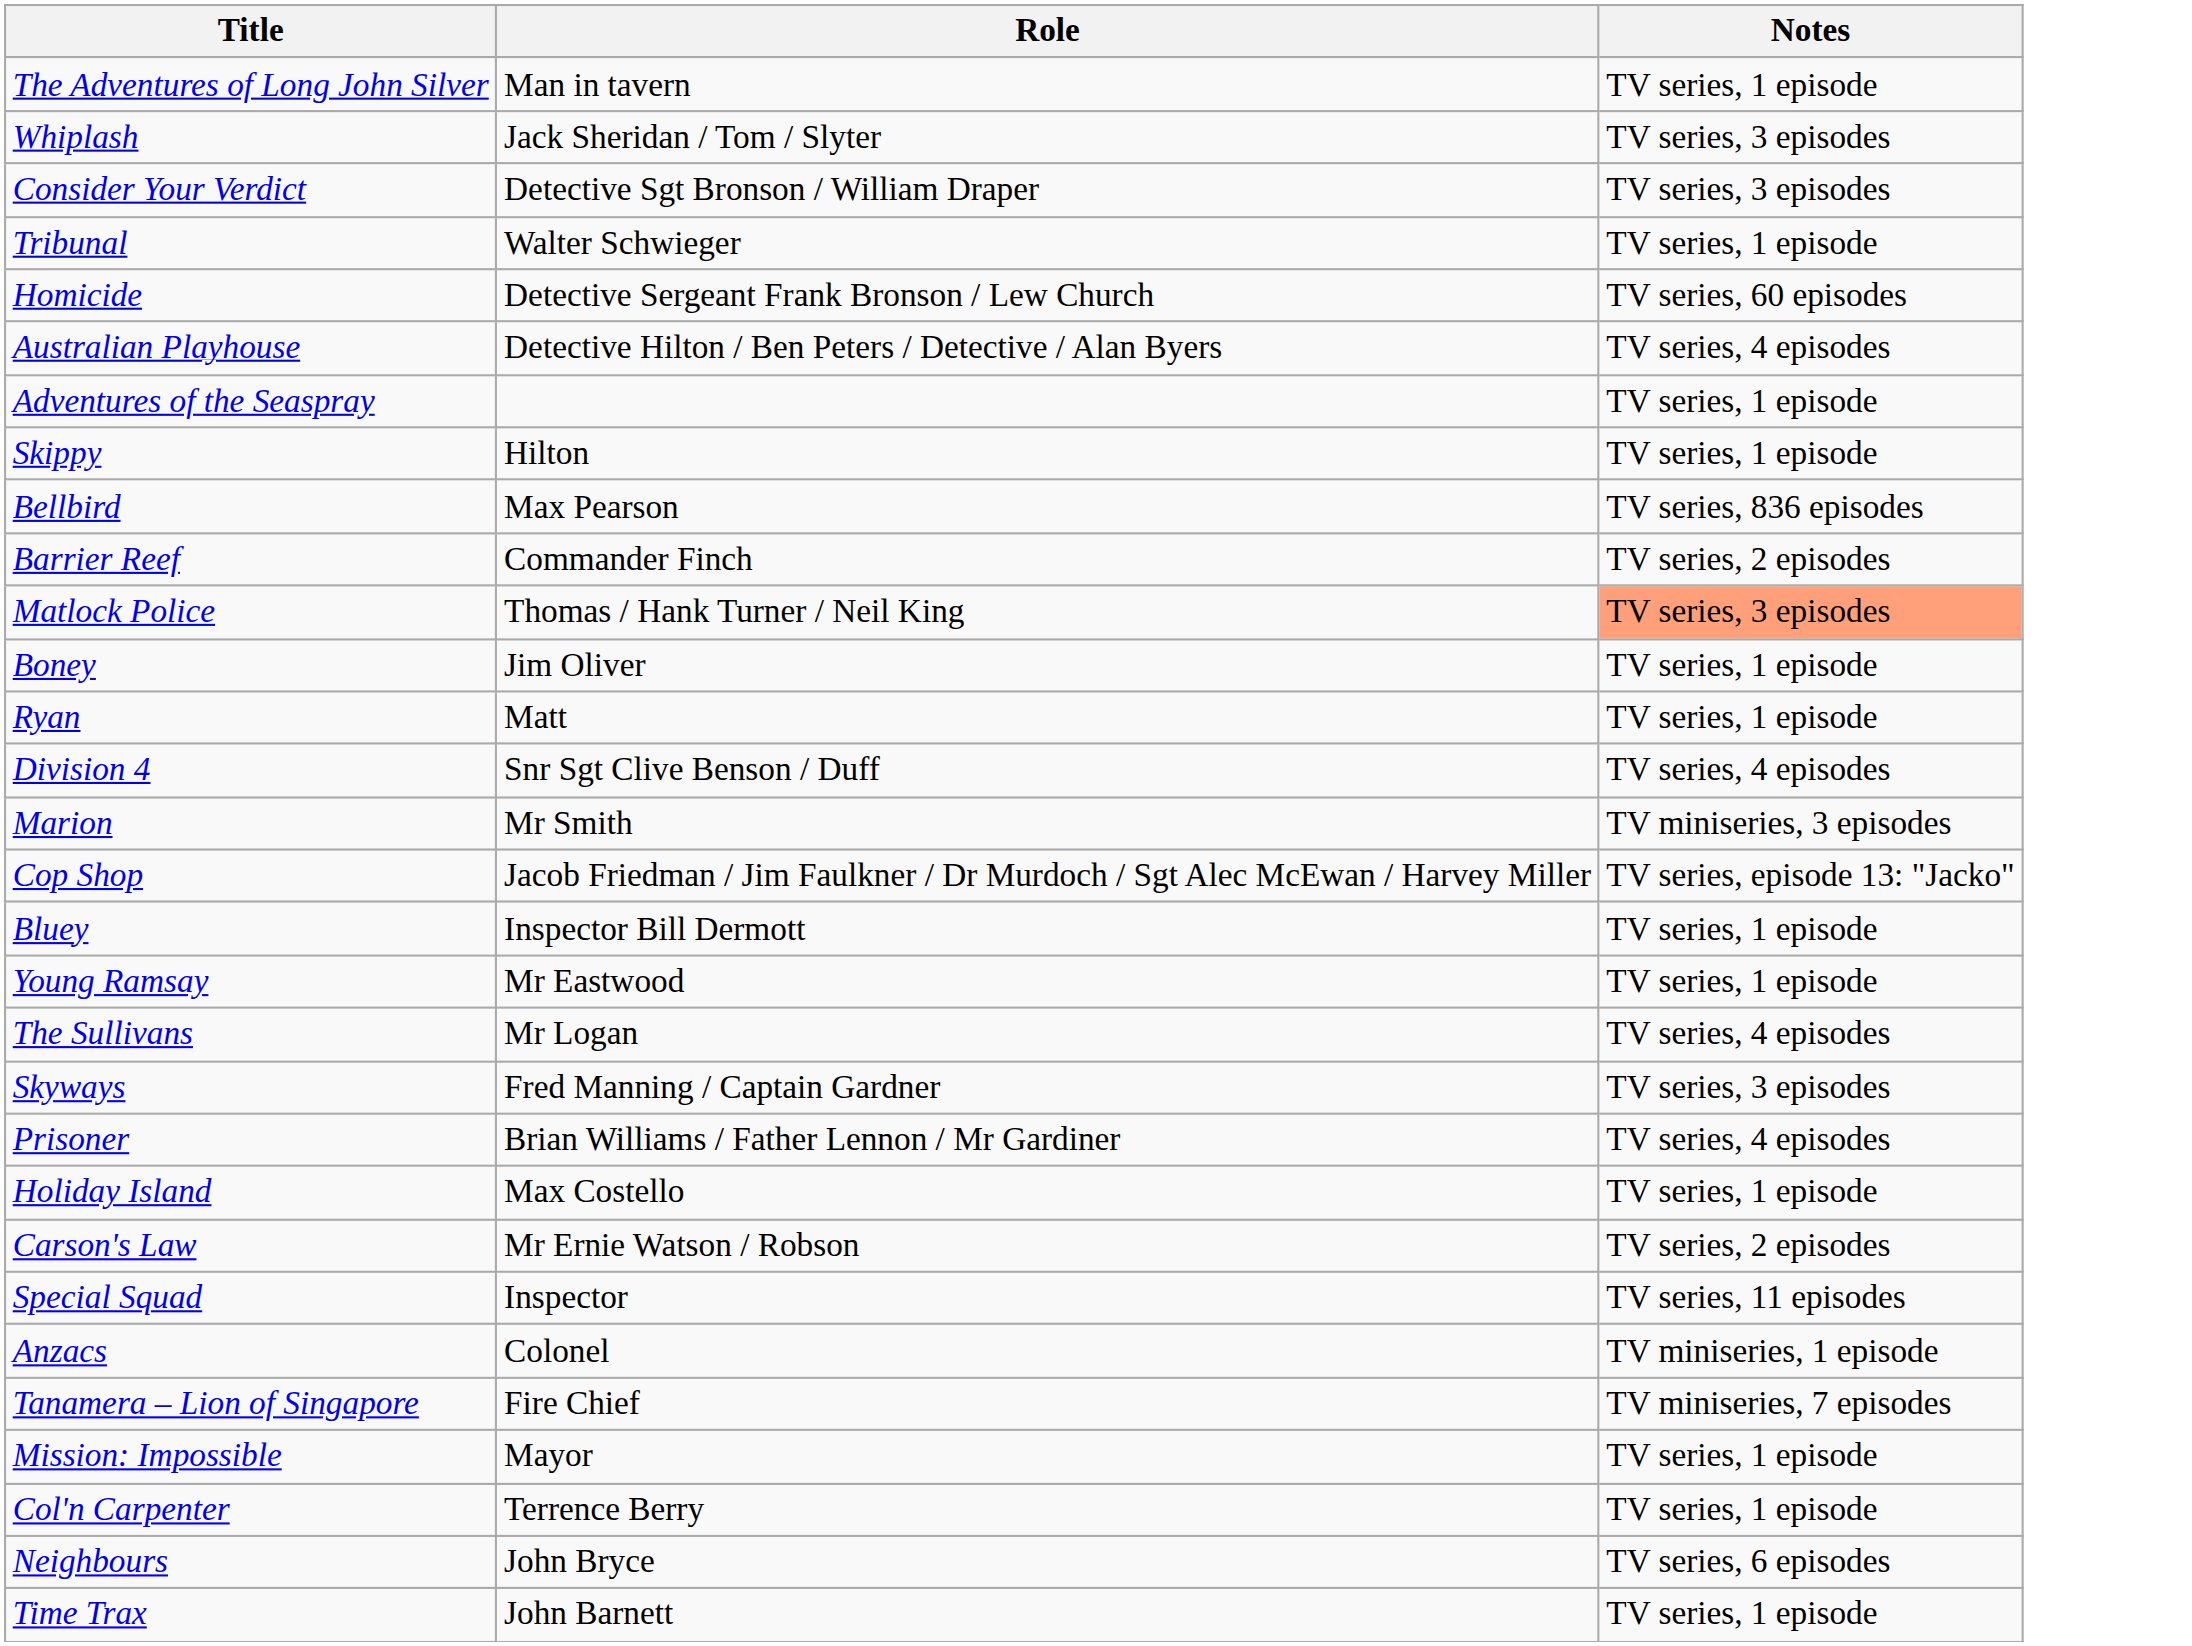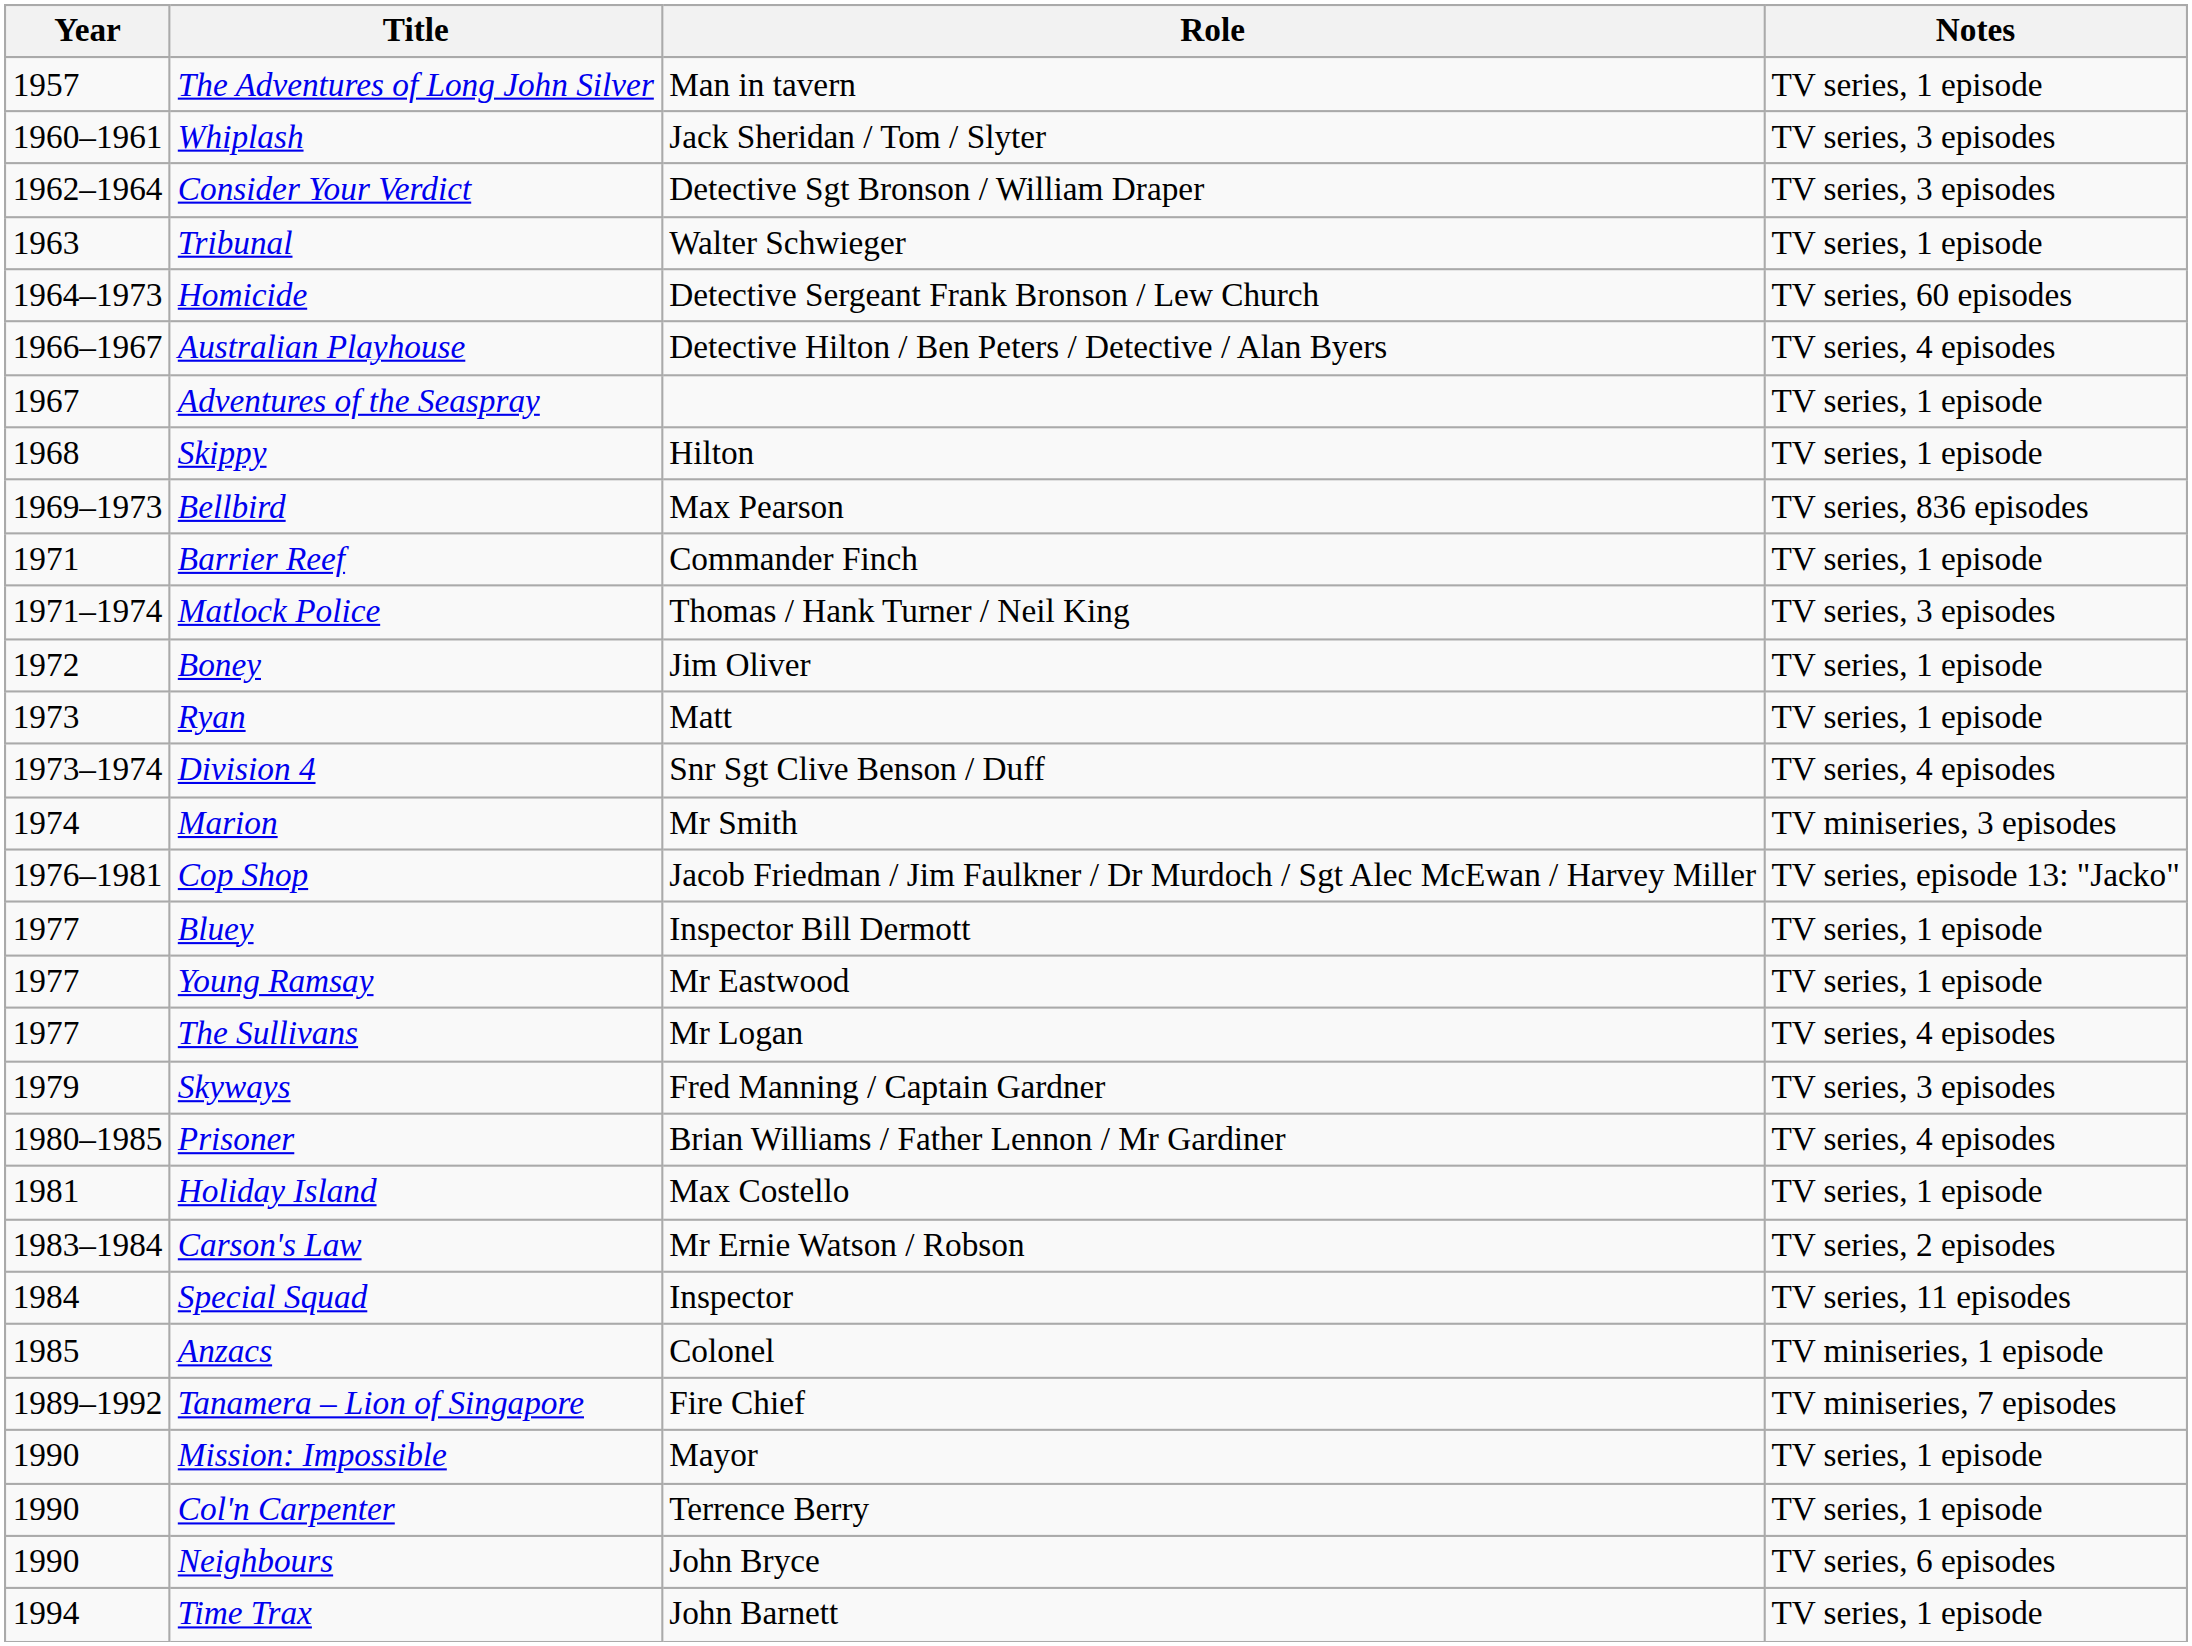+ column: (88, 30)
(1748, 558) TV series, 2 episodes -> (1907, 558) TV series, 1 episode
(1748, 611) lightsalmon background -> (1913, 611) no background
